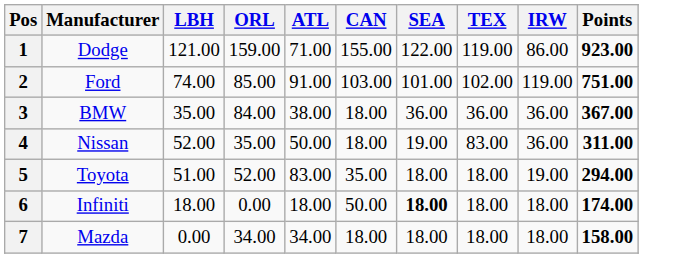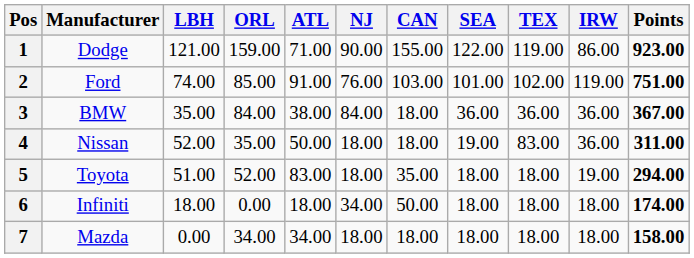+ column: (361, 19)
(427, 205) bold -> (478, 205) normal
